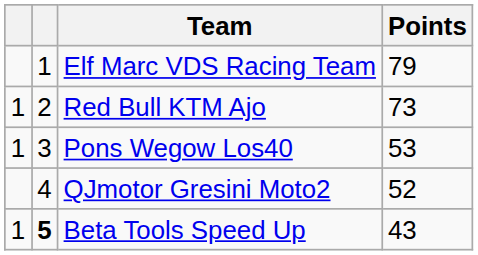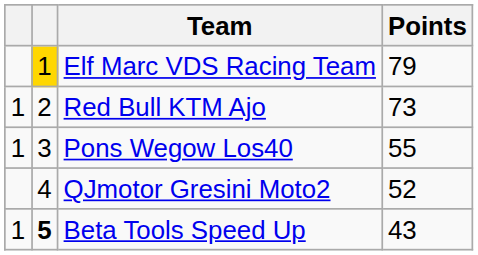(44, 66) no background -> (44, 66) gold background
(402, 148) 53 -> (402, 148) 55
